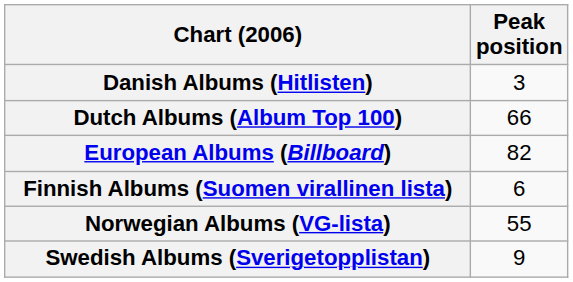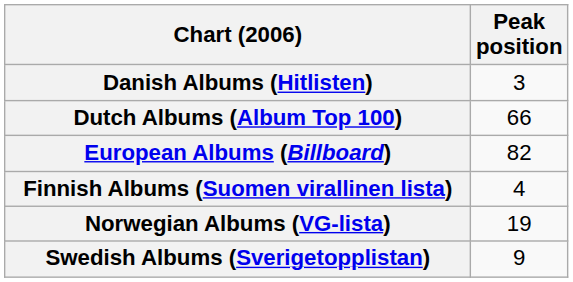(519, 188) 6 -> (519, 188) 4
(519, 223) 55 -> (519, 223) 19
